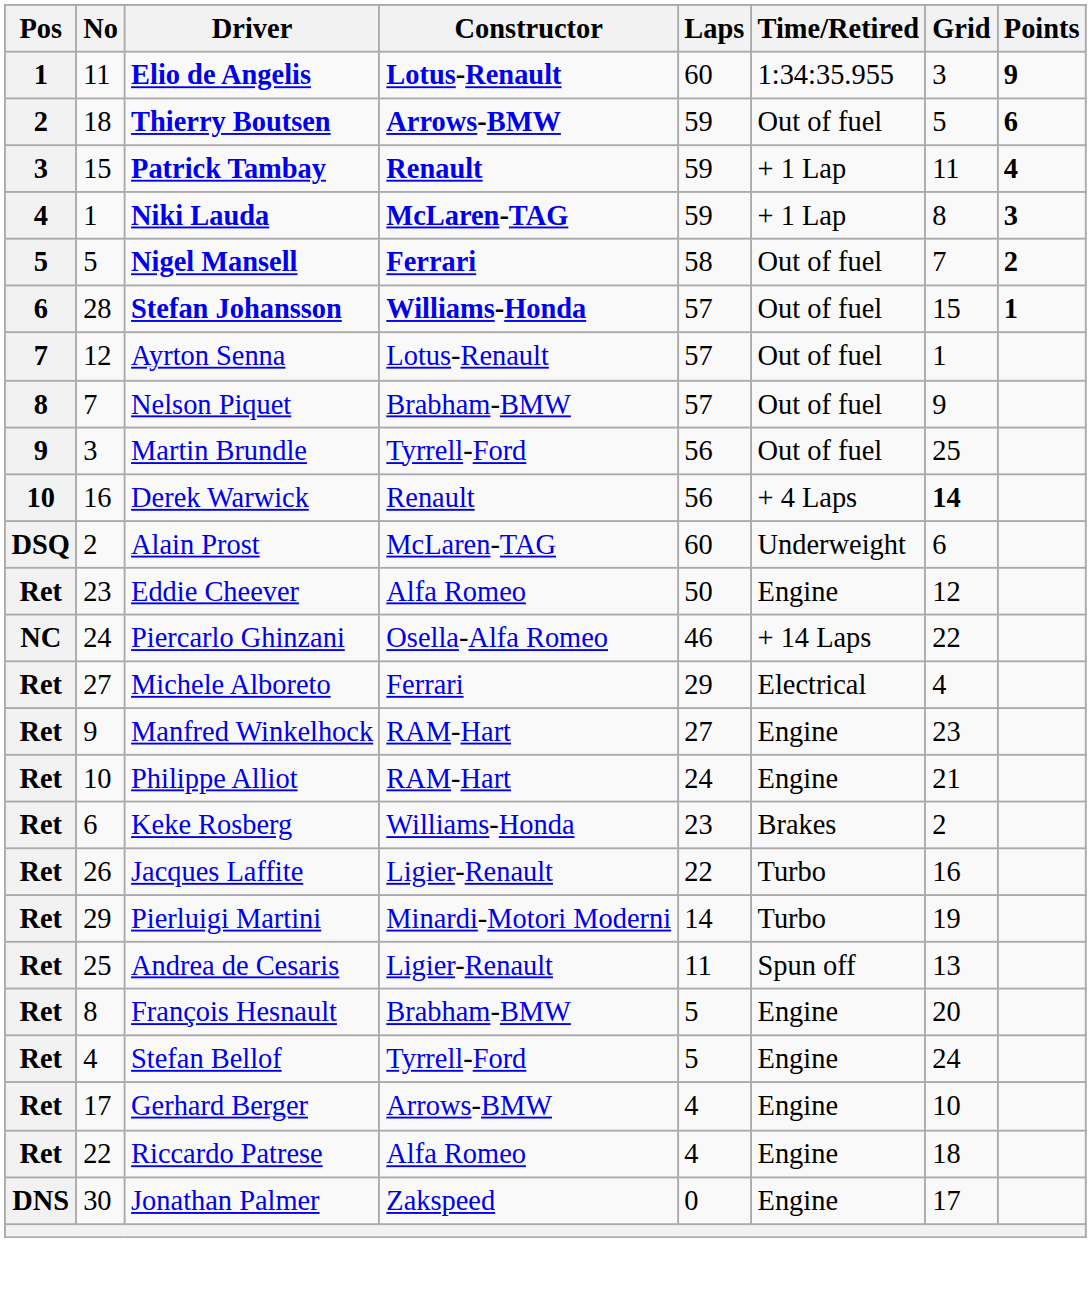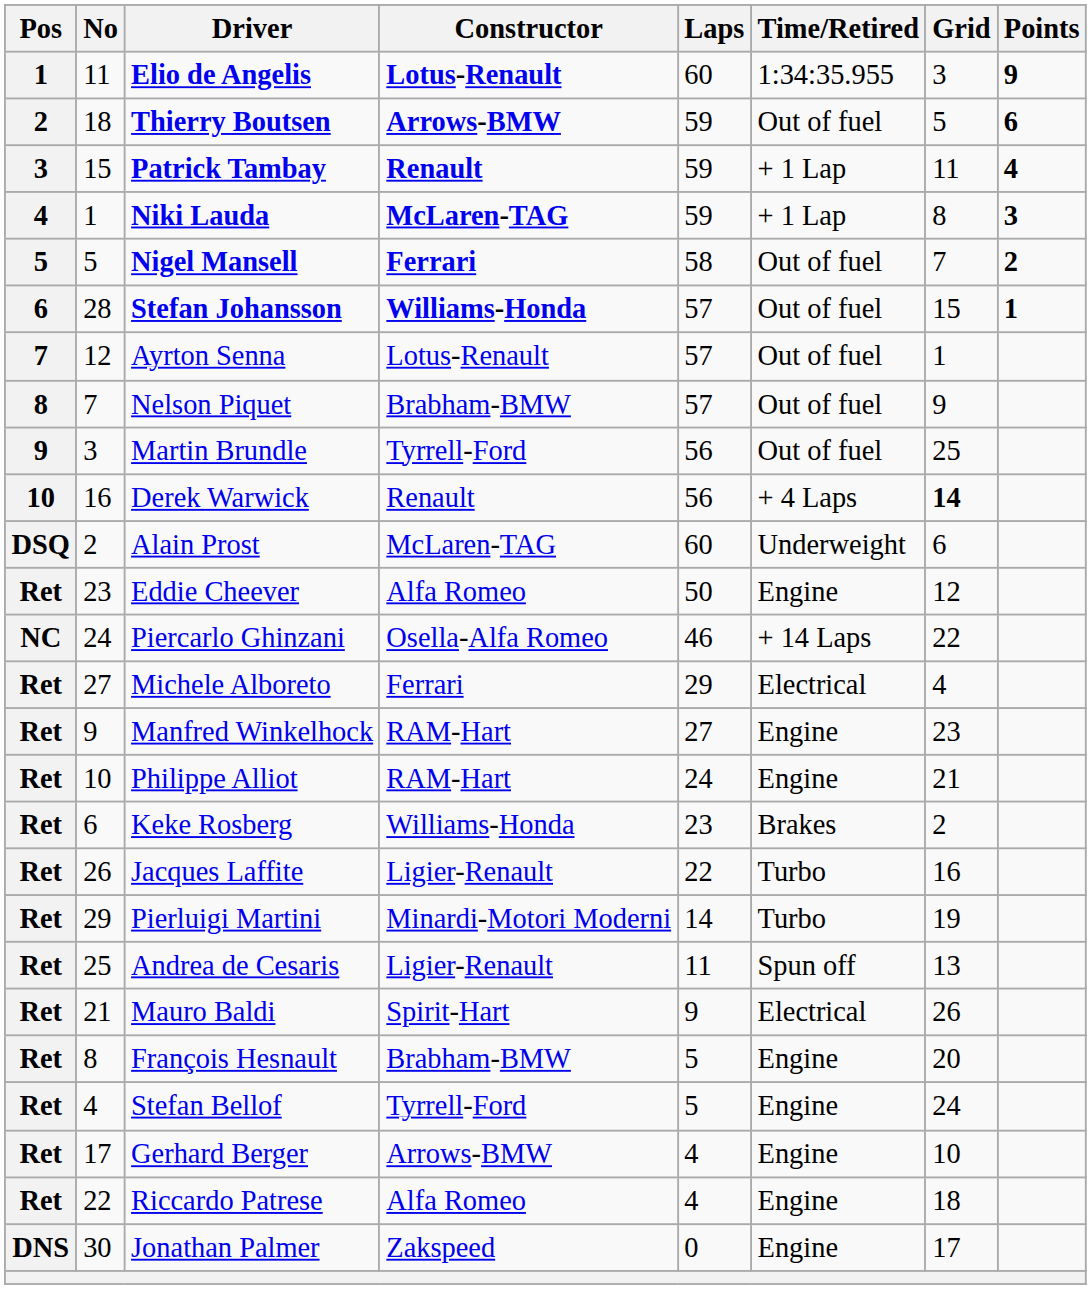+ row: (203, 1012)
